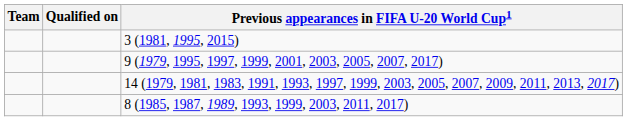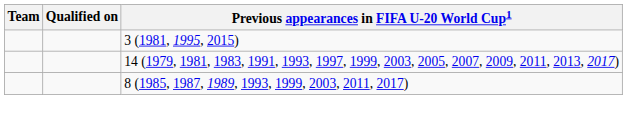- row: (283, 62)
